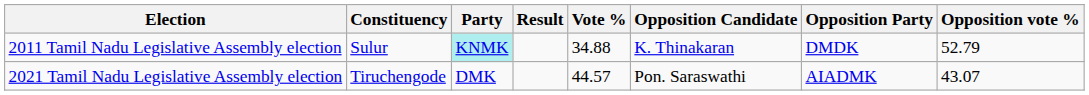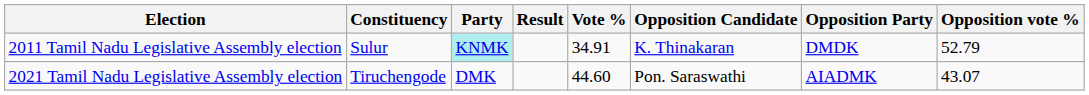(591, 47) 34.88 -> (591, 47) 34.91
(591, 76) 44.57 -> (591, 76) 44.60
